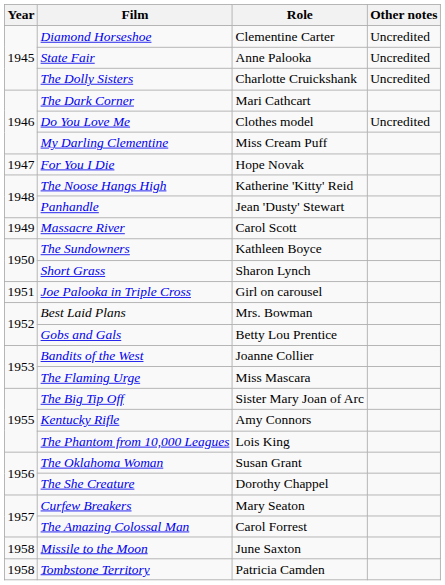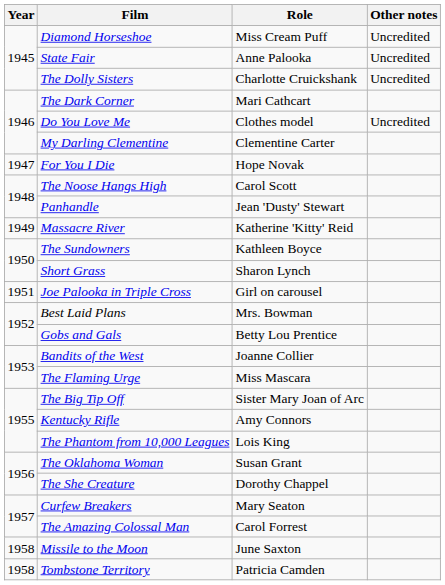(285, 36) Clementine Carter -> (281, 36) Miss Cream Puff
(281, 143) Miss Cream Puff -> (285, 143) Clementine Carter
(294, 185) Katherine 'Kitty' Reid -> (266, 185) Carol Scott
(266, 228) Carol Scott -> (294, 228) Katherine 'Kitty' Reid
